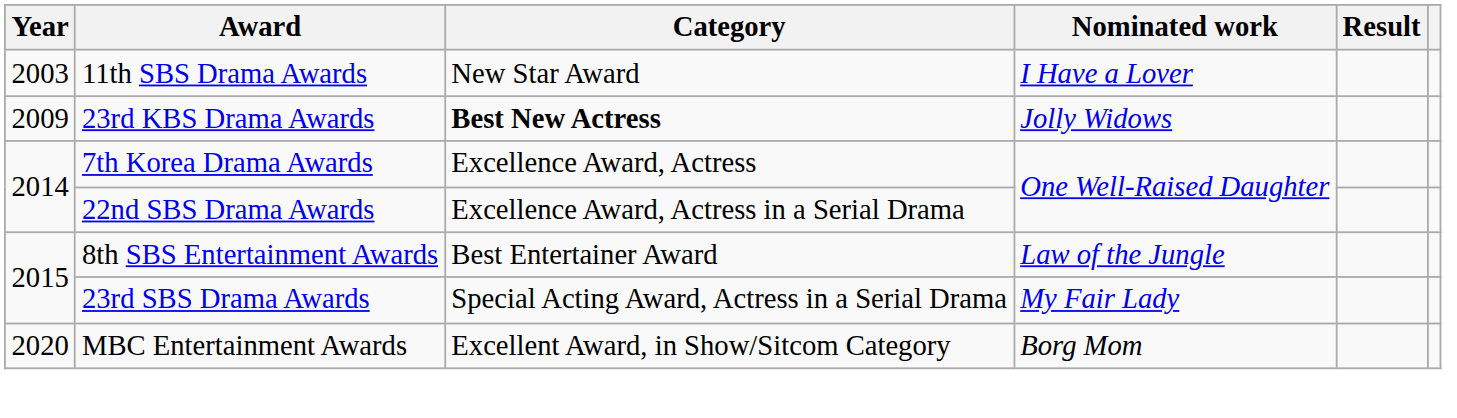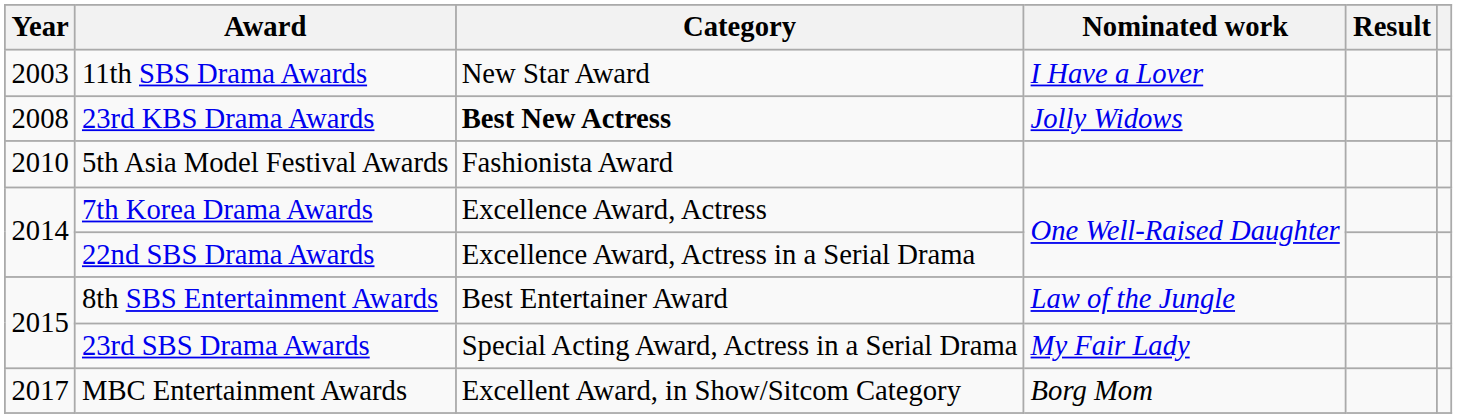(40, 118) 2009 -> (40, 118) 2008
+ row: (265, 163)
(40, 345) 2020 -> (40, 390) 2017
